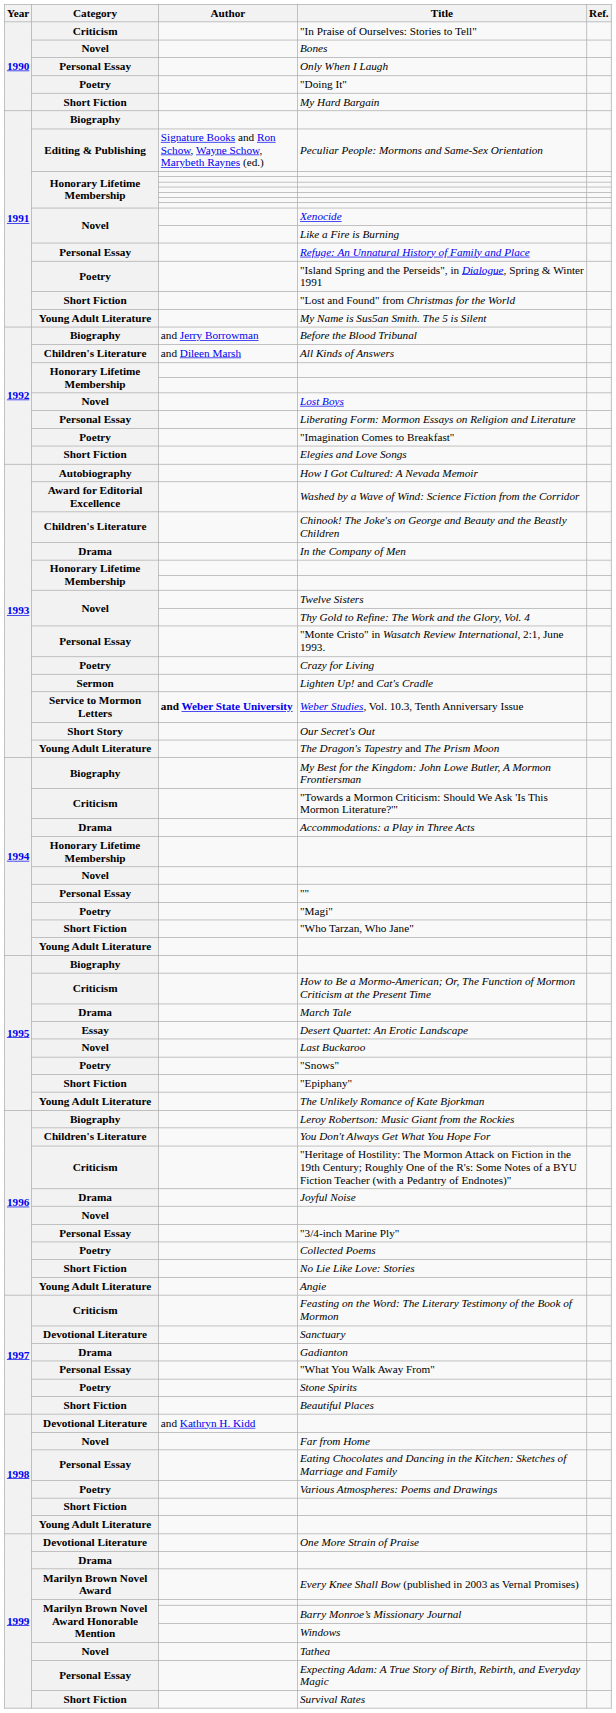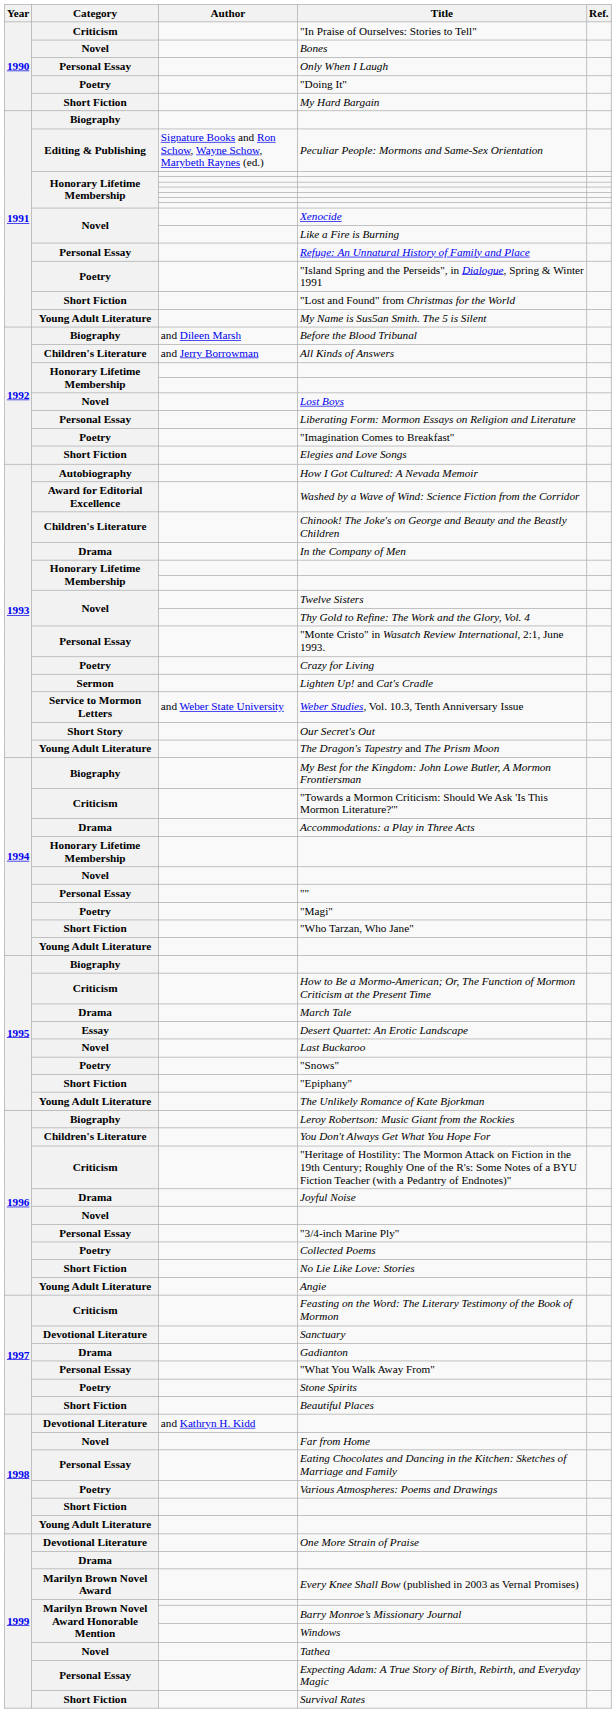(210, 335) and Jerry Borrowman -> (201, 335) and Dileen Marsh
(201, 353) and Dileen Marsh -> (210, 353) and Jerry Borrowman
(227, 707) bold -> (222, 707) normal
